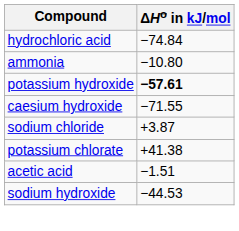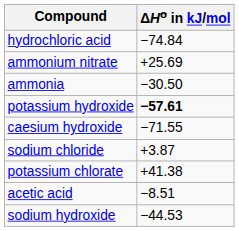+ row: (63, 62)
(161, 62) −10.80 -> (161, 84) −30.50
(158, 171) −1.51 -> (158, 193) −8.51
